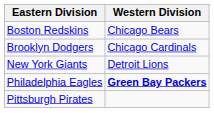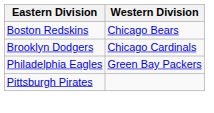- row: (47, 64)
(157, 82) bold -> (155, 64) normal
